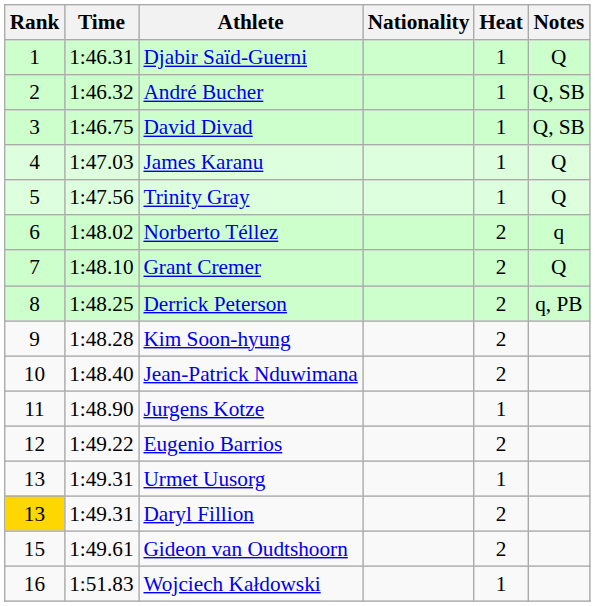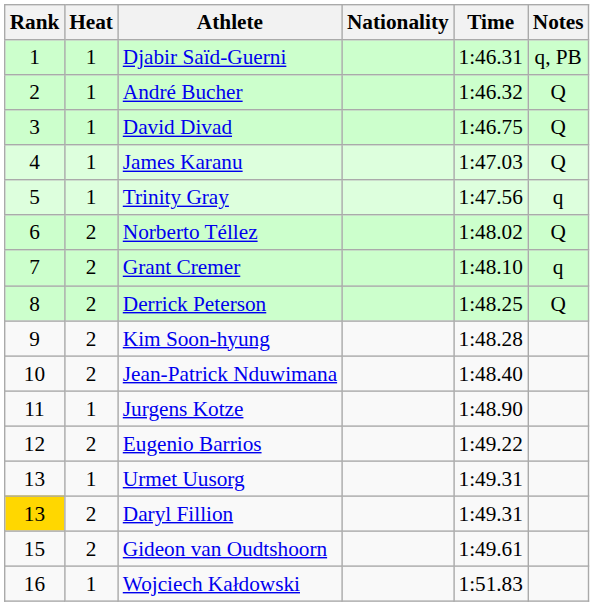columns swapped: (501, 22) <-> (101, 22)
(559, 57) Q -> (558, 57) q, PB
(559, 92) Q, SB -> (558, 92) Q
(559, 127) Q, SB -> (558, 127) Q
(559, 197) Q -> (558, 197) q
(559, 232) q -> (558, 232) Q
(559, 267) Q -> (558, 267) q
(559, 302) q, PB -> (558, 302) Q
